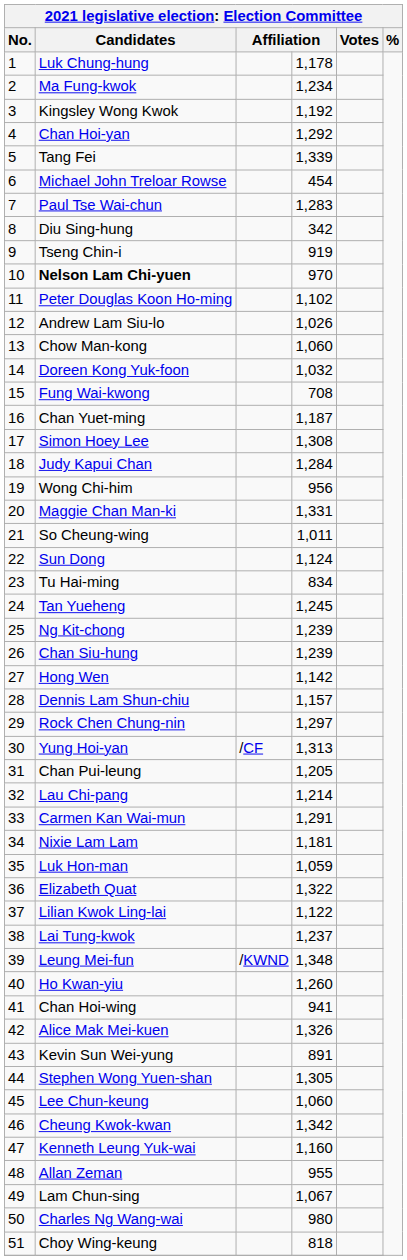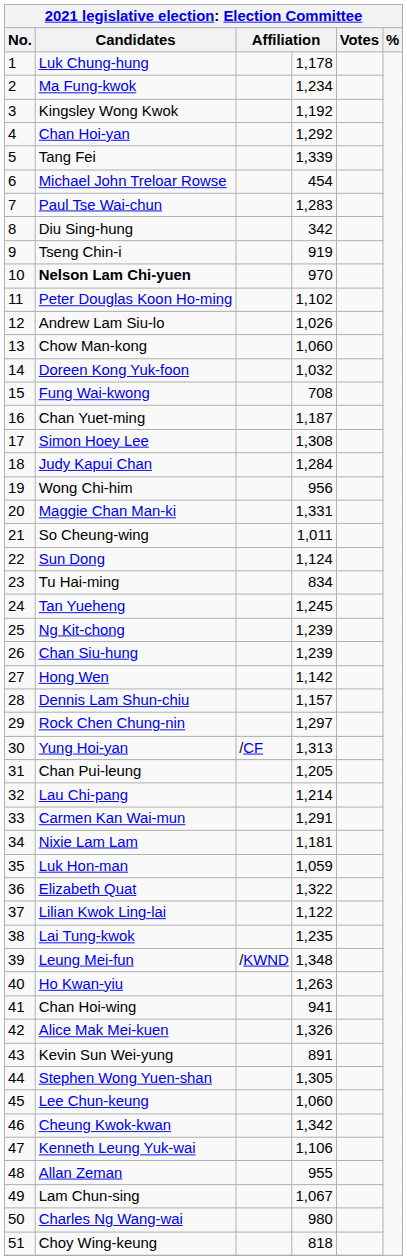(314, 936) 1,237 -> (314, 936) 1,235
(314, 983) 1,260 -> (314, 983) 1,263
(314, 1149) 1,160 -> (314, 1149) 1,106
